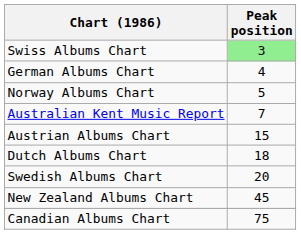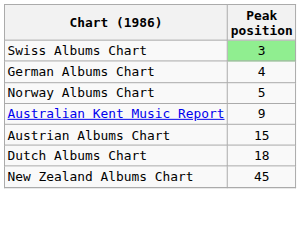(262, 114) 7 -> (262, 114) 9
- row: (85, 177)
- row: (89, 219)
